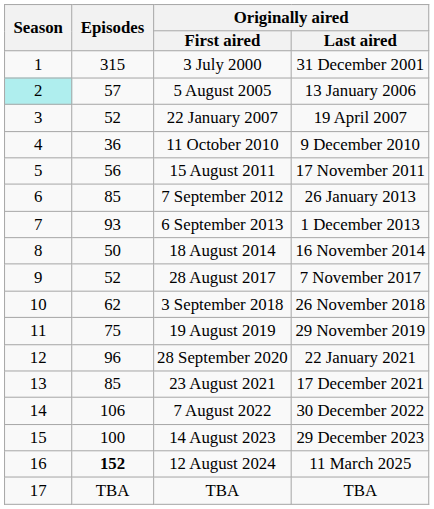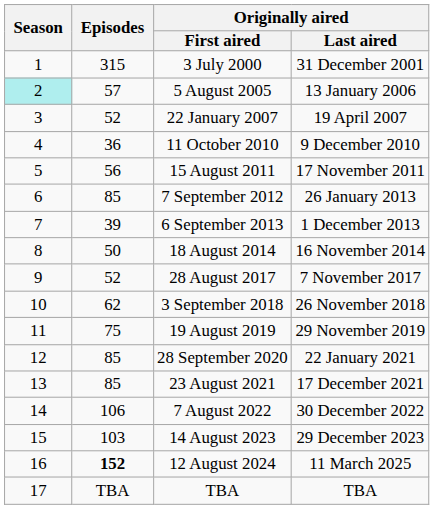(113, 224) 93 -> (113, 224) 39
(113, 357) 96 -> (113, 357) 85
(113, 437) 100 -> (113, 437) 103
